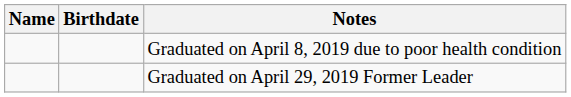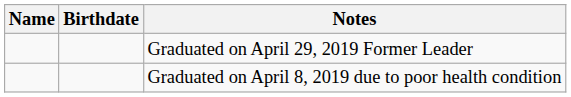rows swapped: (354, 48) <-> (310, 77)
